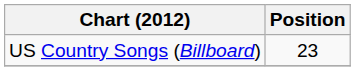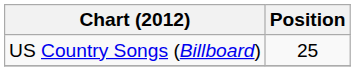(308, 50) 23 -> (308, 50) 25
